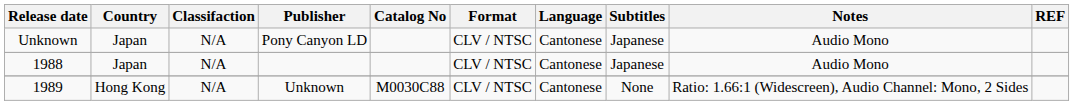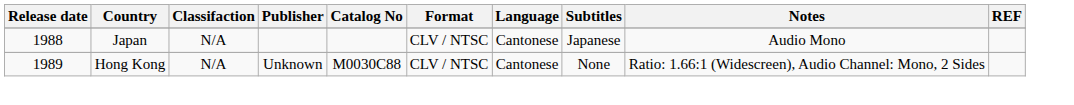- row: (48, 40)
